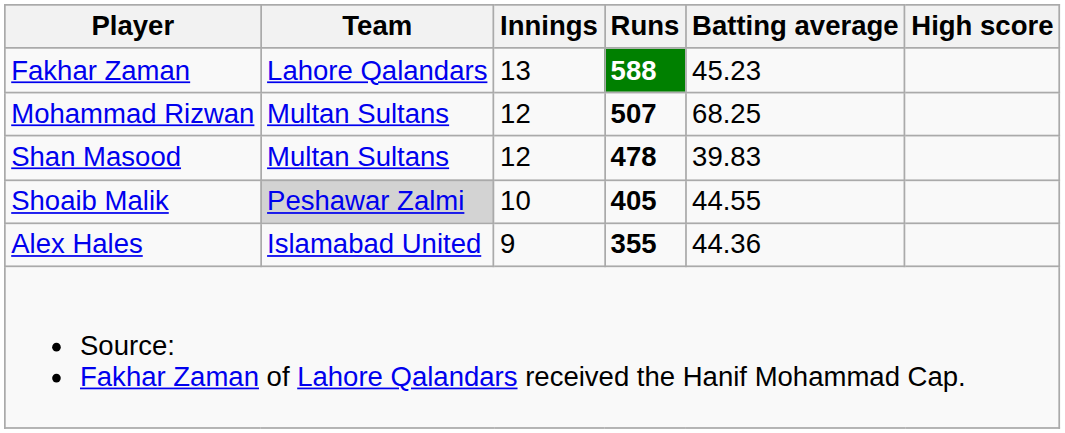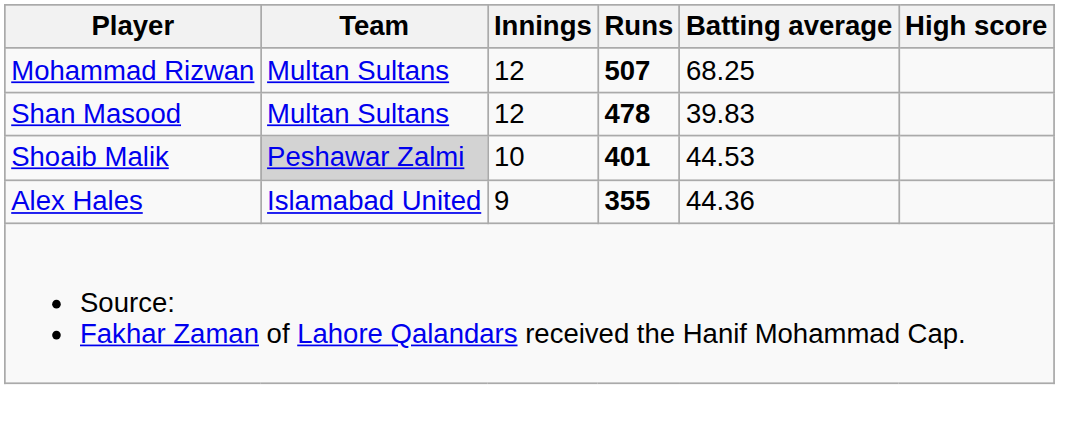- row: (101, 69)
(634, 200) 405 -> (627, 157) 401
(727, 200) 44.55 -> (720, 157) 44.53
